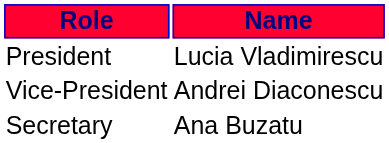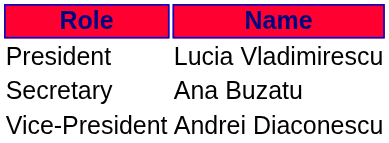rows swapped: (87, 91) <-> (59, 125)
